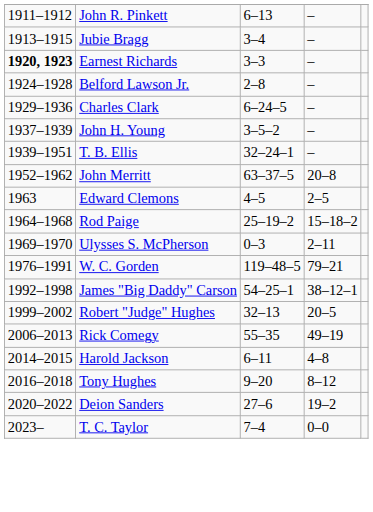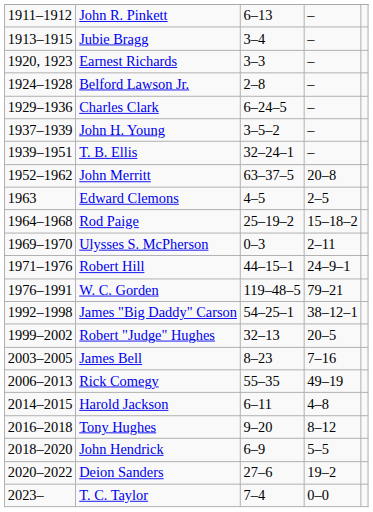(40, 61) bold -> (40, 61) normal
+ row: (112, 267)
+ row: (111, 358)
+ row: (121, 449)
